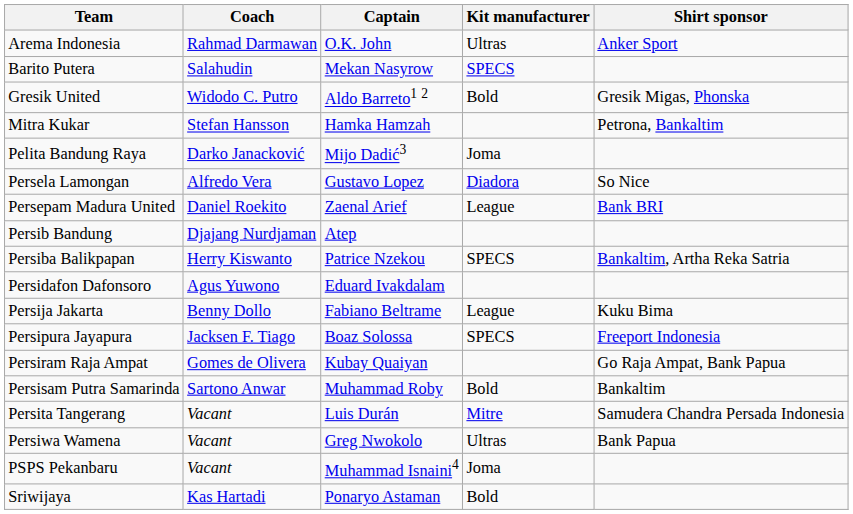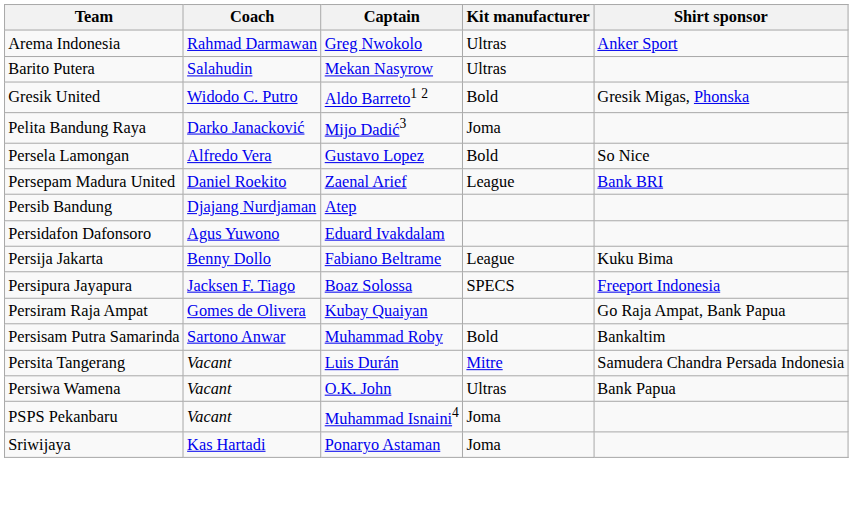(358, 43) O.K. John -> (373, 43) Greg Nwokolo
(490, 69) SPECS -> (486, 69) Ultras
- row: (49, 125)
(493, 181) Diadora -> (482, 155) Bold
- row: (71, 259)
(373, 440) Greg Nwokolo -> (358, 388) O.K. John
(482, 496) Bold -> (484, 444) Joma
